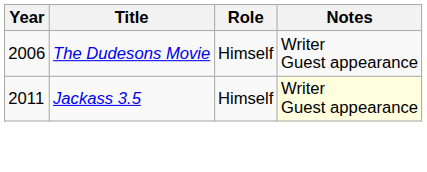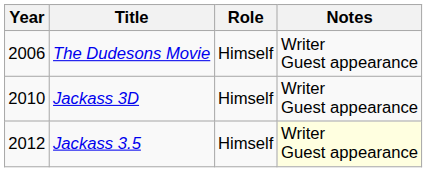+ row: (96, 98)
(26, 98) 2011 -> (27, 143) 2012
